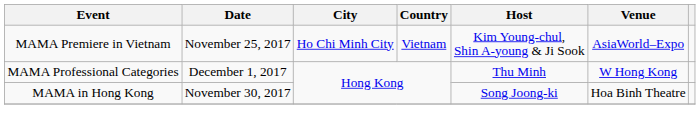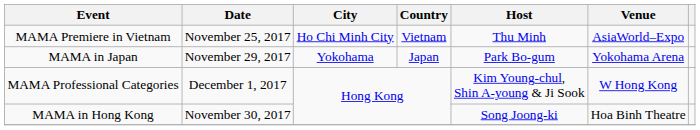(519, 43) Kim Young-chul, Shin A-young & Ji Sook -> (519, 36) Thu Minh
+ row: (93, 57)
(519, 72) Thu Minh -> (519, 85) Kim Young-chul, Shin A-young & Ji Sook
